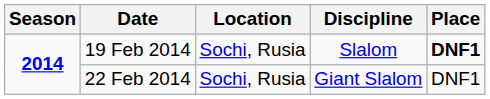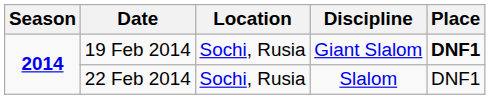(368, 49) Slalom -> (368, 49) Giant Slalom
(368, 79) Giant Slalom -> (368, 79) Slalom
